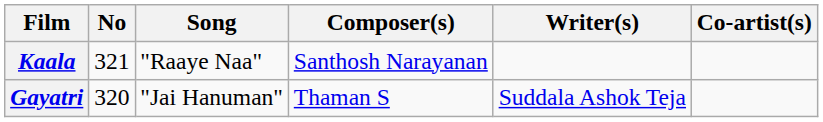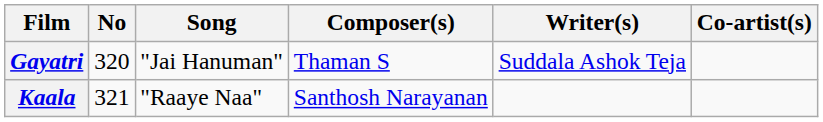rows swapped: (47, 97) <-> (47, 60)
